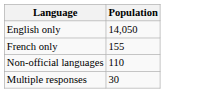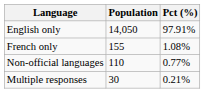+ column: (180, 12)
